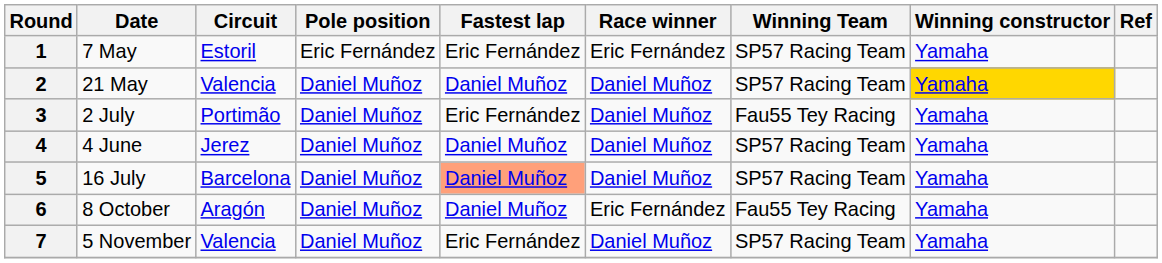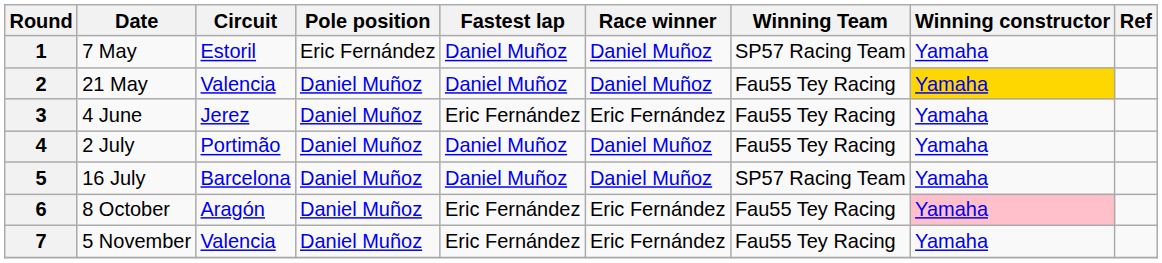(513, 52) Eric Fernández -> (506, 52) Daniel Muñoz
(658, 52) Eric Fernández -> (651, 52) Daniel Muñoz
(820, 83) SP57 Racing Team -> (815, 83) Fau55 Tey Racing
(108, 115) 2 July -> (112, 115) 4 June
(241, 115) Portimão -> (225, 115) Jerez
(651, 115) Daniel Muñoz -> (658, 115) Eric Fernández
(112, 146) 4 June -> (108, 146) 2 July
(225, 146) Jerez -> (241, 146) Portimão
(820, 146) SP57 Racing Team -> (815, 146) Fau55 Tey Racing
(506, 178) lightsalmon background -> (506, 178) no background
(506, 209) Daniel Muñoz -> (513, 209) Eric Fernández
(952, 209) no background -> (952, 209) pink background
(651, 241) Daniel Muñoz -> (658, 241) Eric Fernández
(820, 241) SP57 Racing Team -> (815, 241) Fau55 Tey Racing
